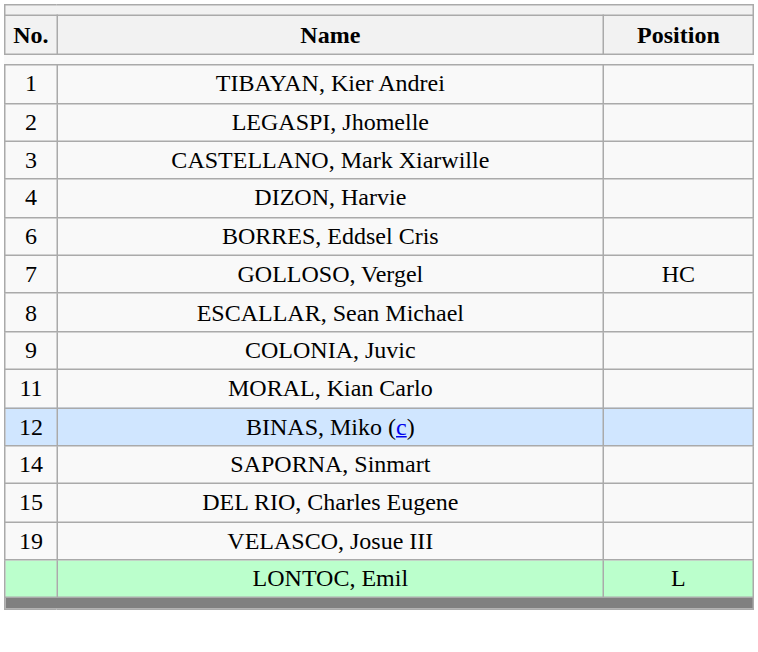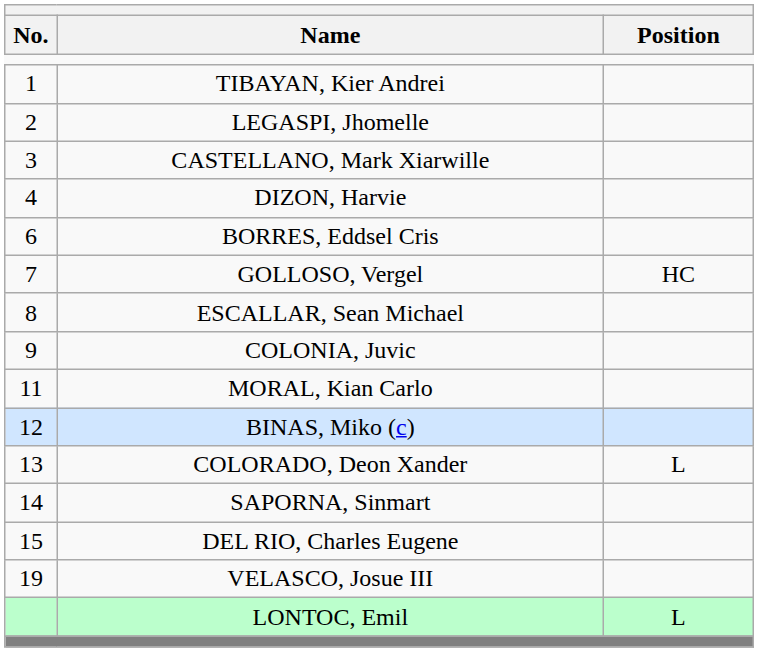+ row: (31, 464)
